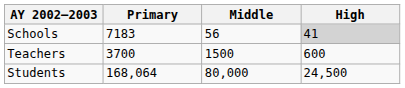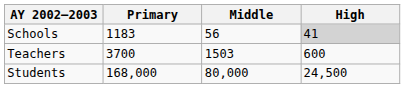(121, 34) 7183 -> (121, 34) 1183
(219, 54) 1500 -> (219, 54) 1503
(132, 73) 168,064 -> (132, 73) 168,000
